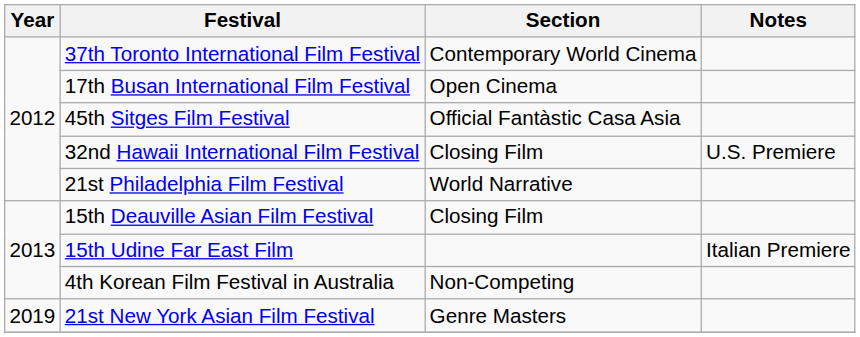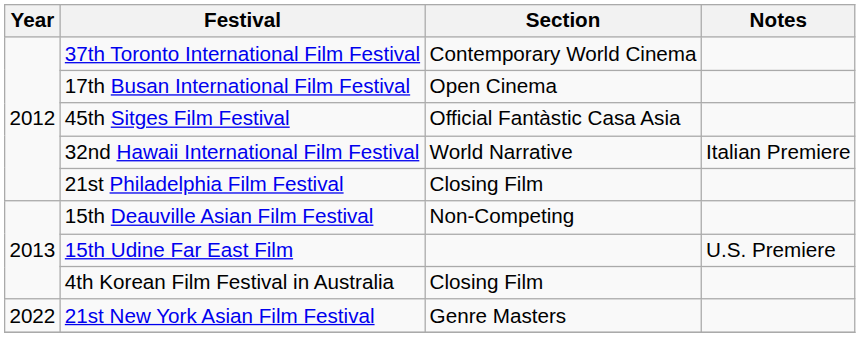(486, 151) Closing Film -> (501, 151) World Narrative
(771, 151) U.S. Premiere -> (778, 151) Italian Premiere
(501, 184) World Narrative -> (486, 184) Closing Film
(486, 217) Closing Film -> (502, 217) Non-Competing
(778, 250) Italian Premiere -> (771, 250) U.S. Premiere
(502, 282) Non-Competing -> (486, 282) Closing Film
(32, 315) 2019 -> (32, 315) 2022
